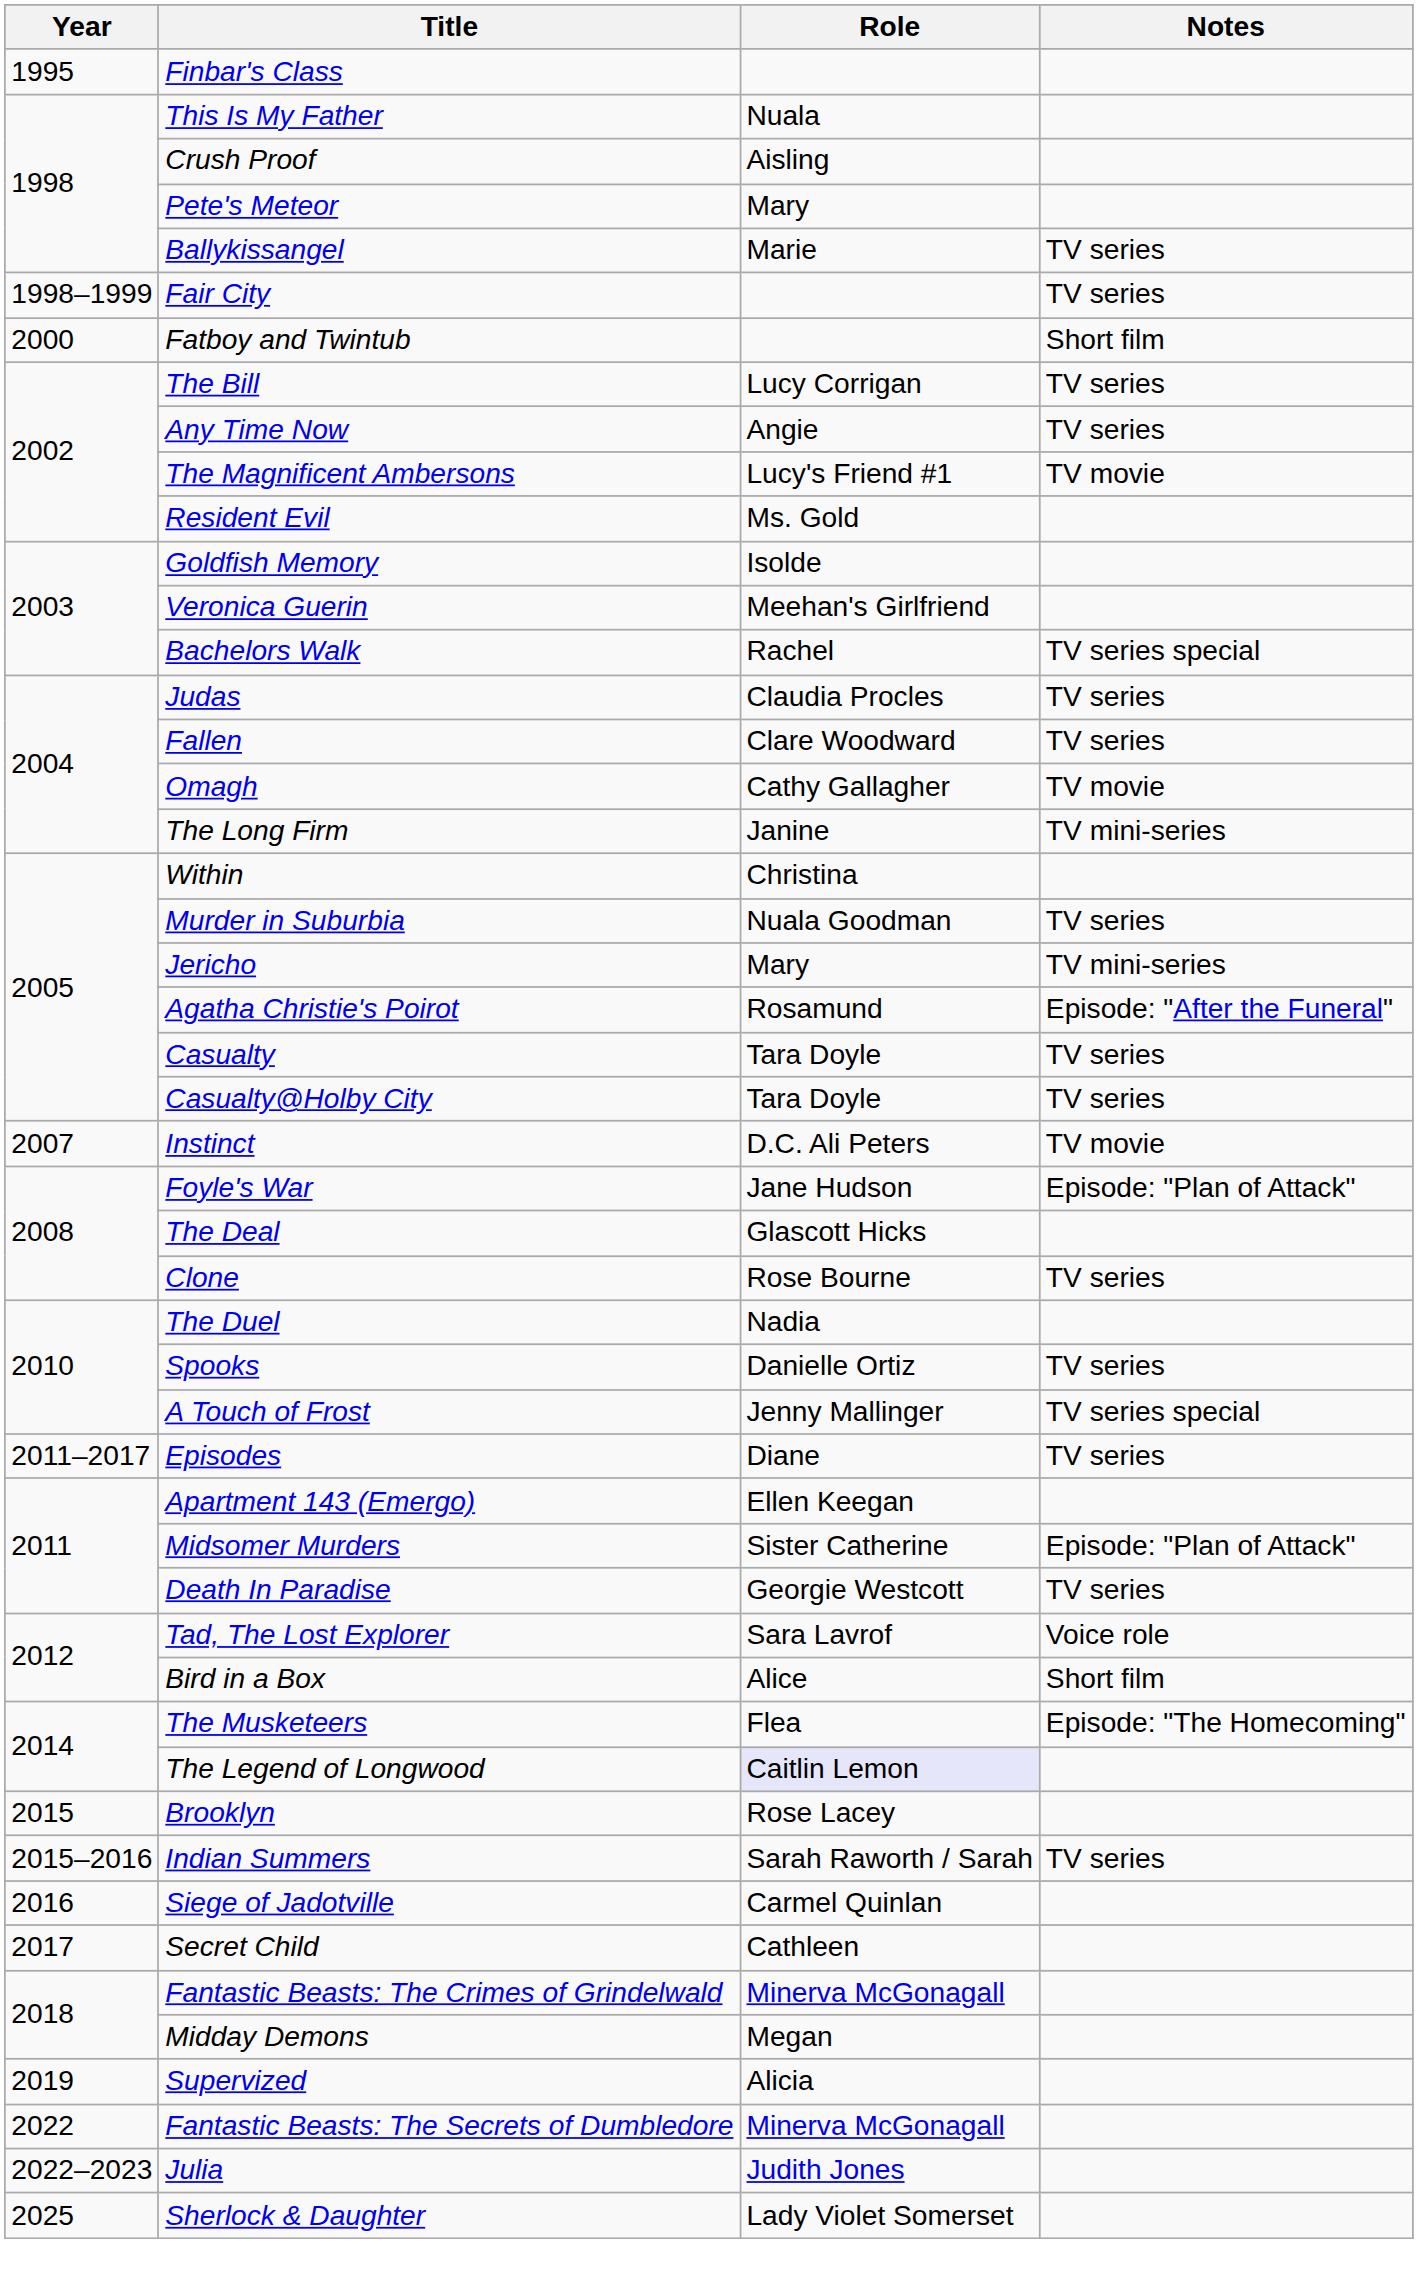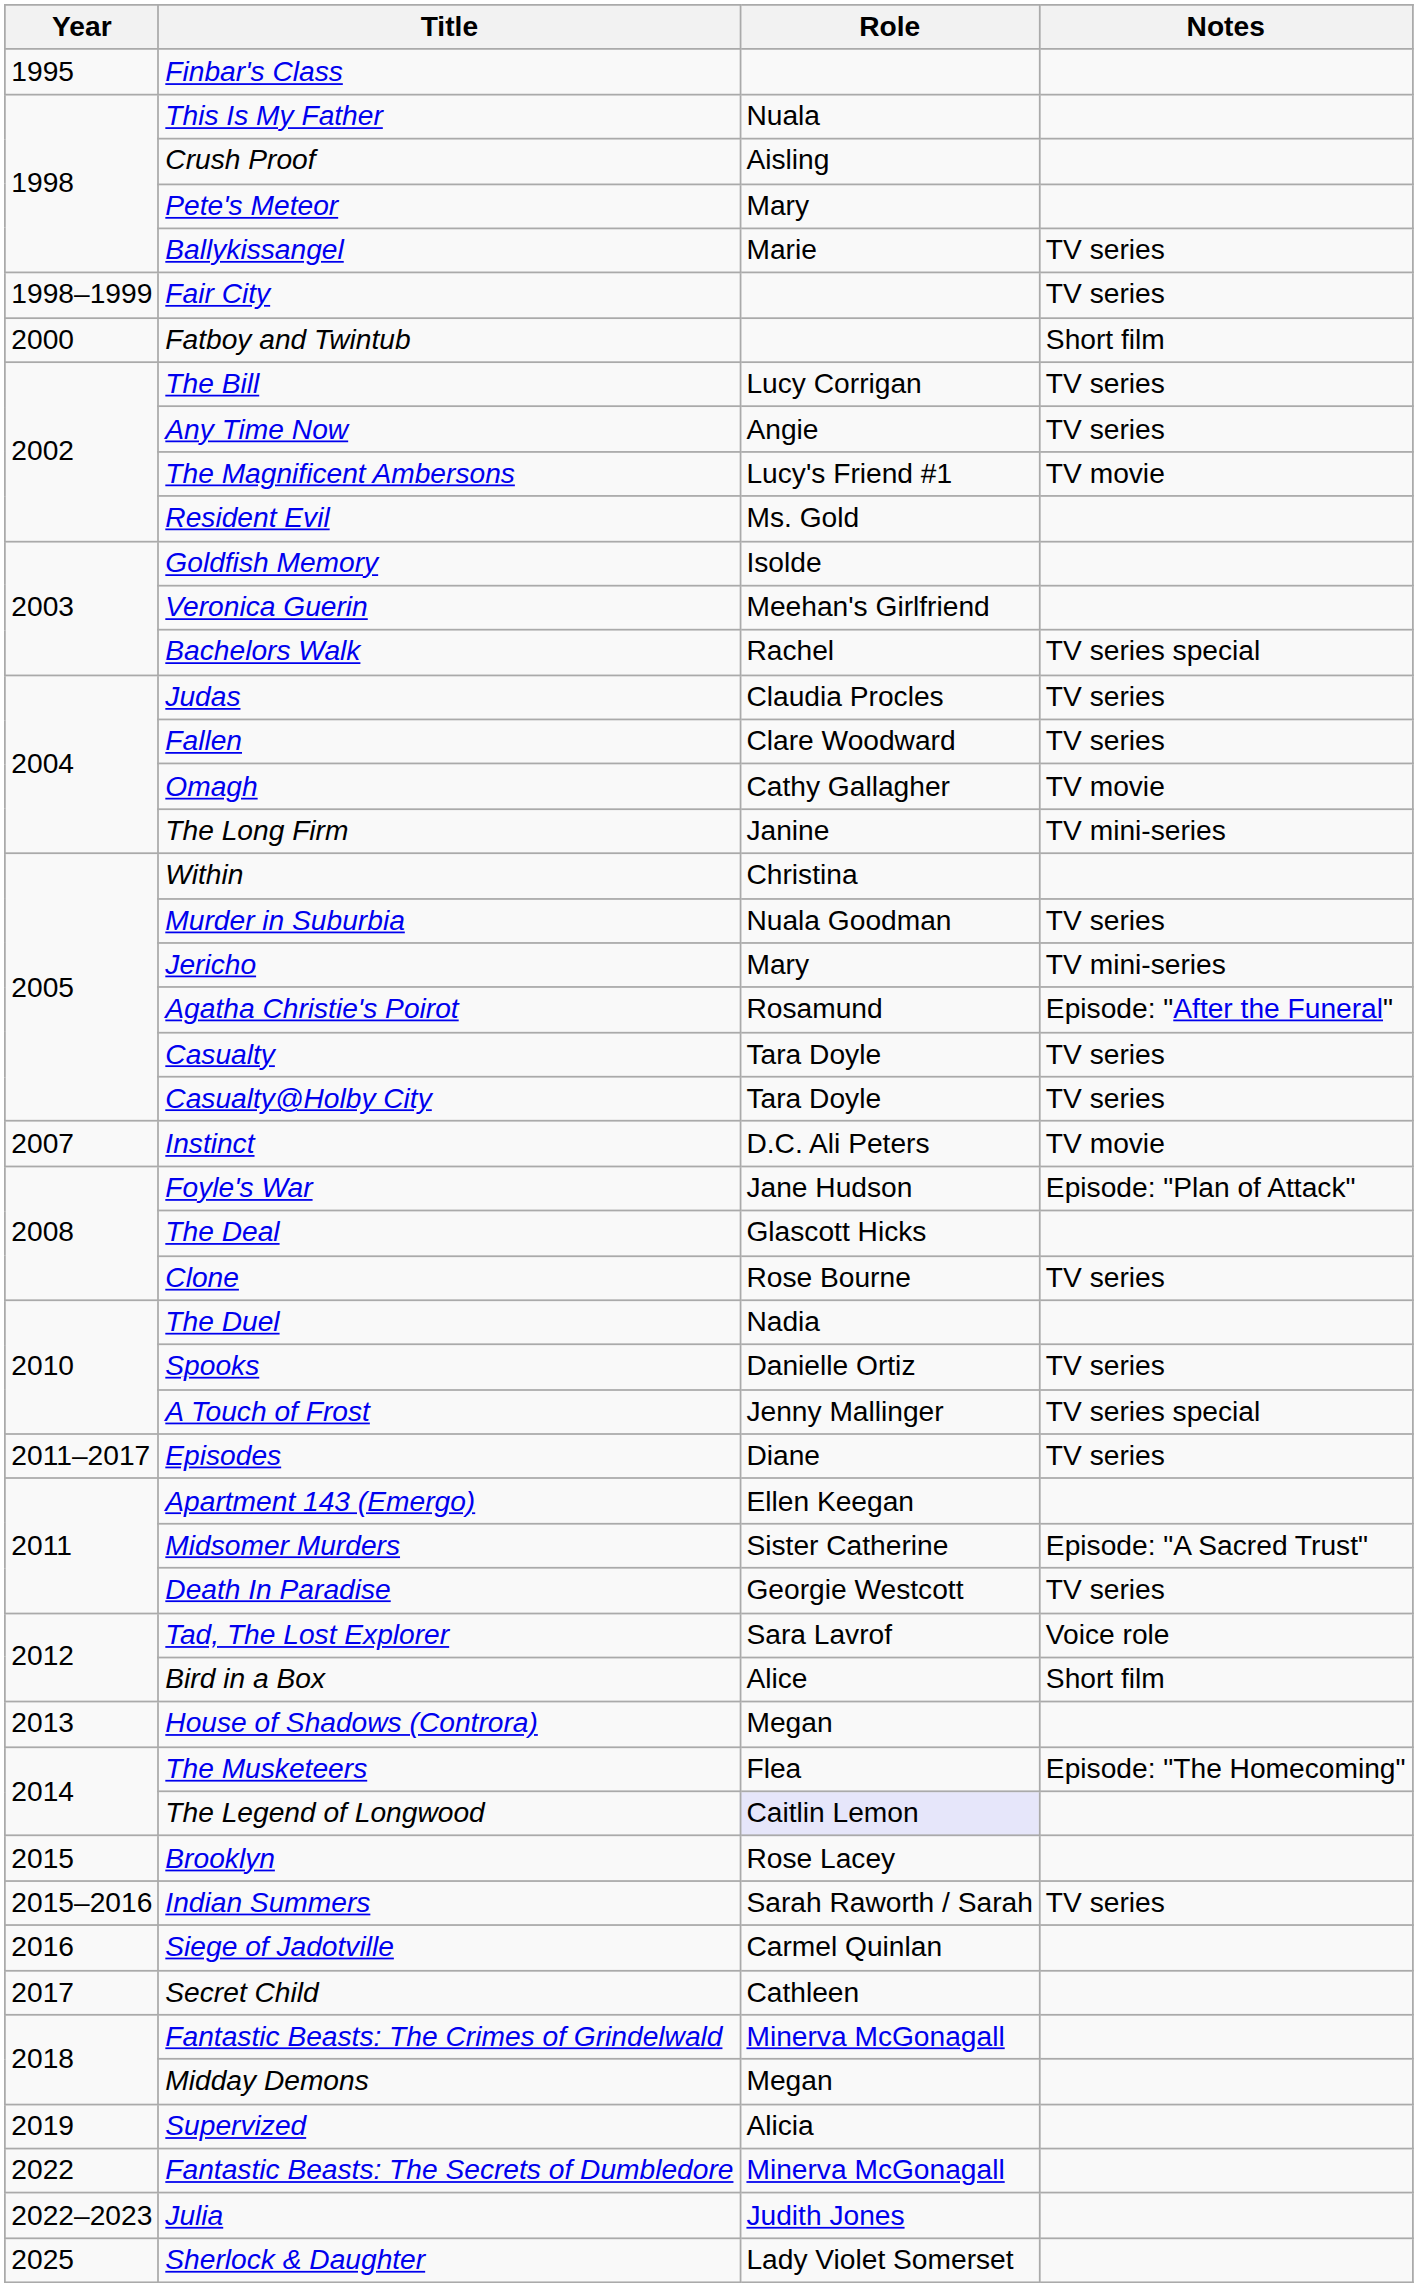(1201, 1545) Episode: "Plan of Attack" -> (1207, 1545) Episode: "A Sacred Trust"
+ row: (352, 1723)
